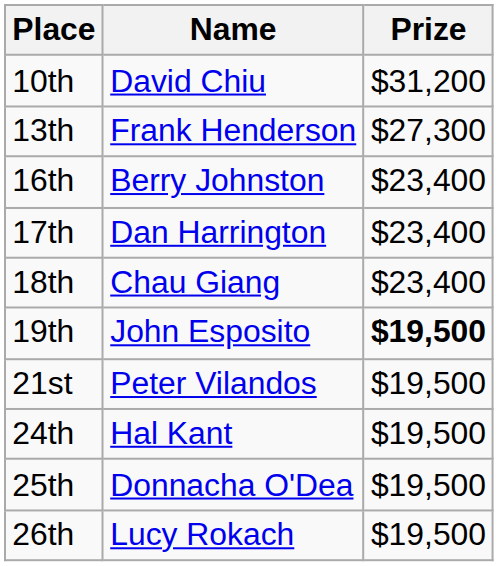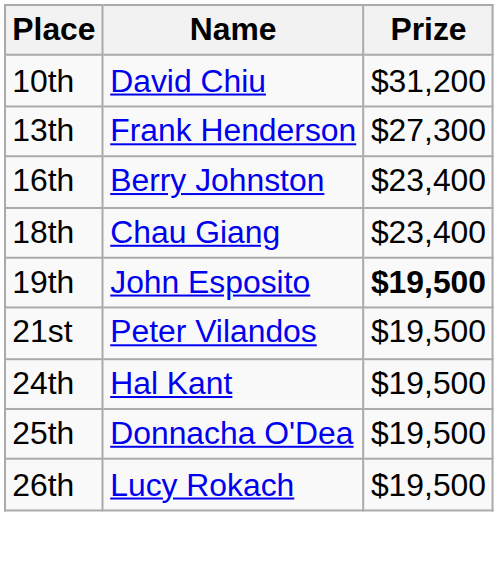- row: (43, 231)
